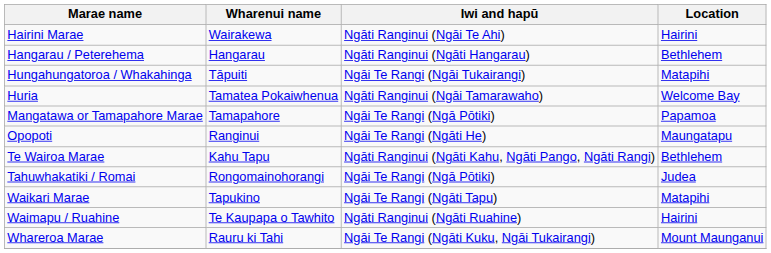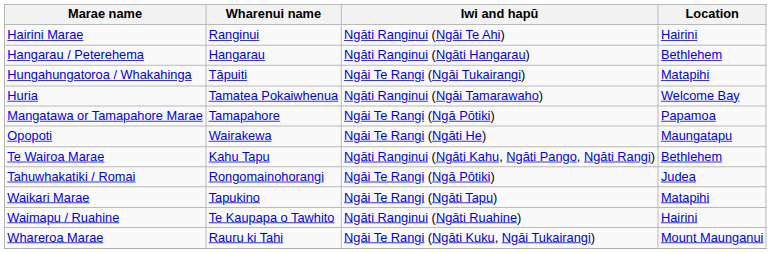(240, 34) Wairakewa -> (234, 34) Ranginui
(234, 136) Ranginui -> (240, 136) Wairakewa
